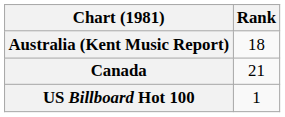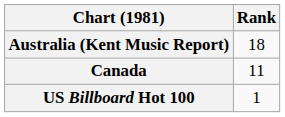(256, 71) 21 -> (256, 71) 11
